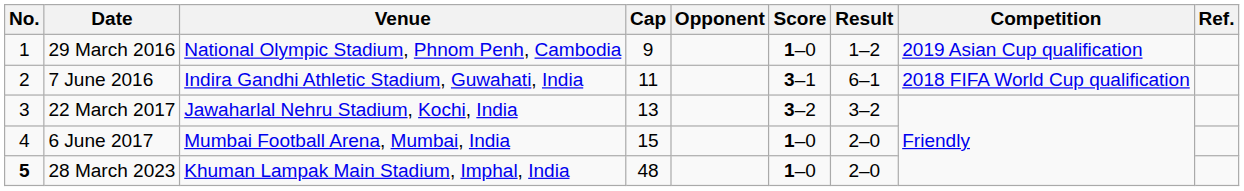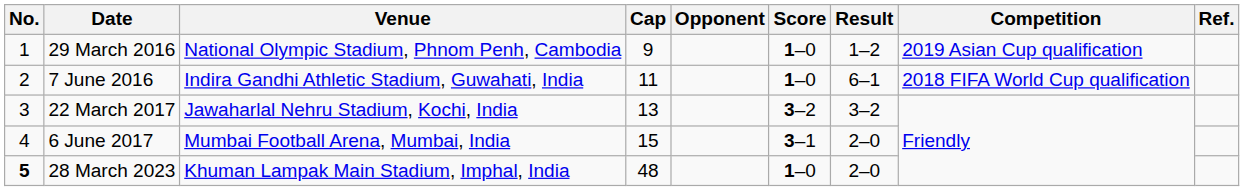(800, 79) 3–1 -> (800, 79) 1–0
(800, 140) 1–0 -> (800, 140) 3–1
